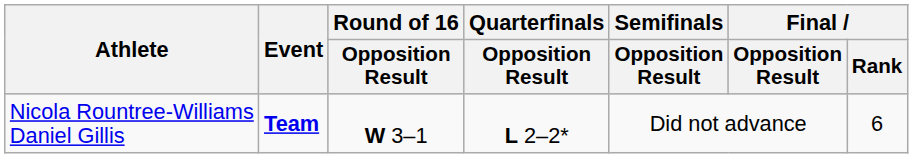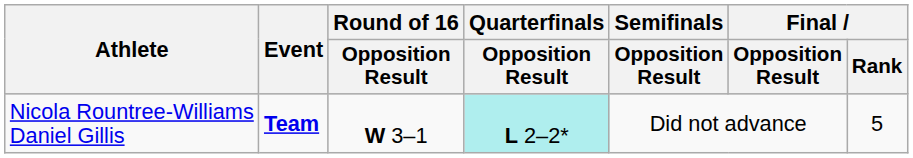(537, 136) no background -> (537, 136) paleturquoise background
(877, 124) 6 -> (877, 124) 5
